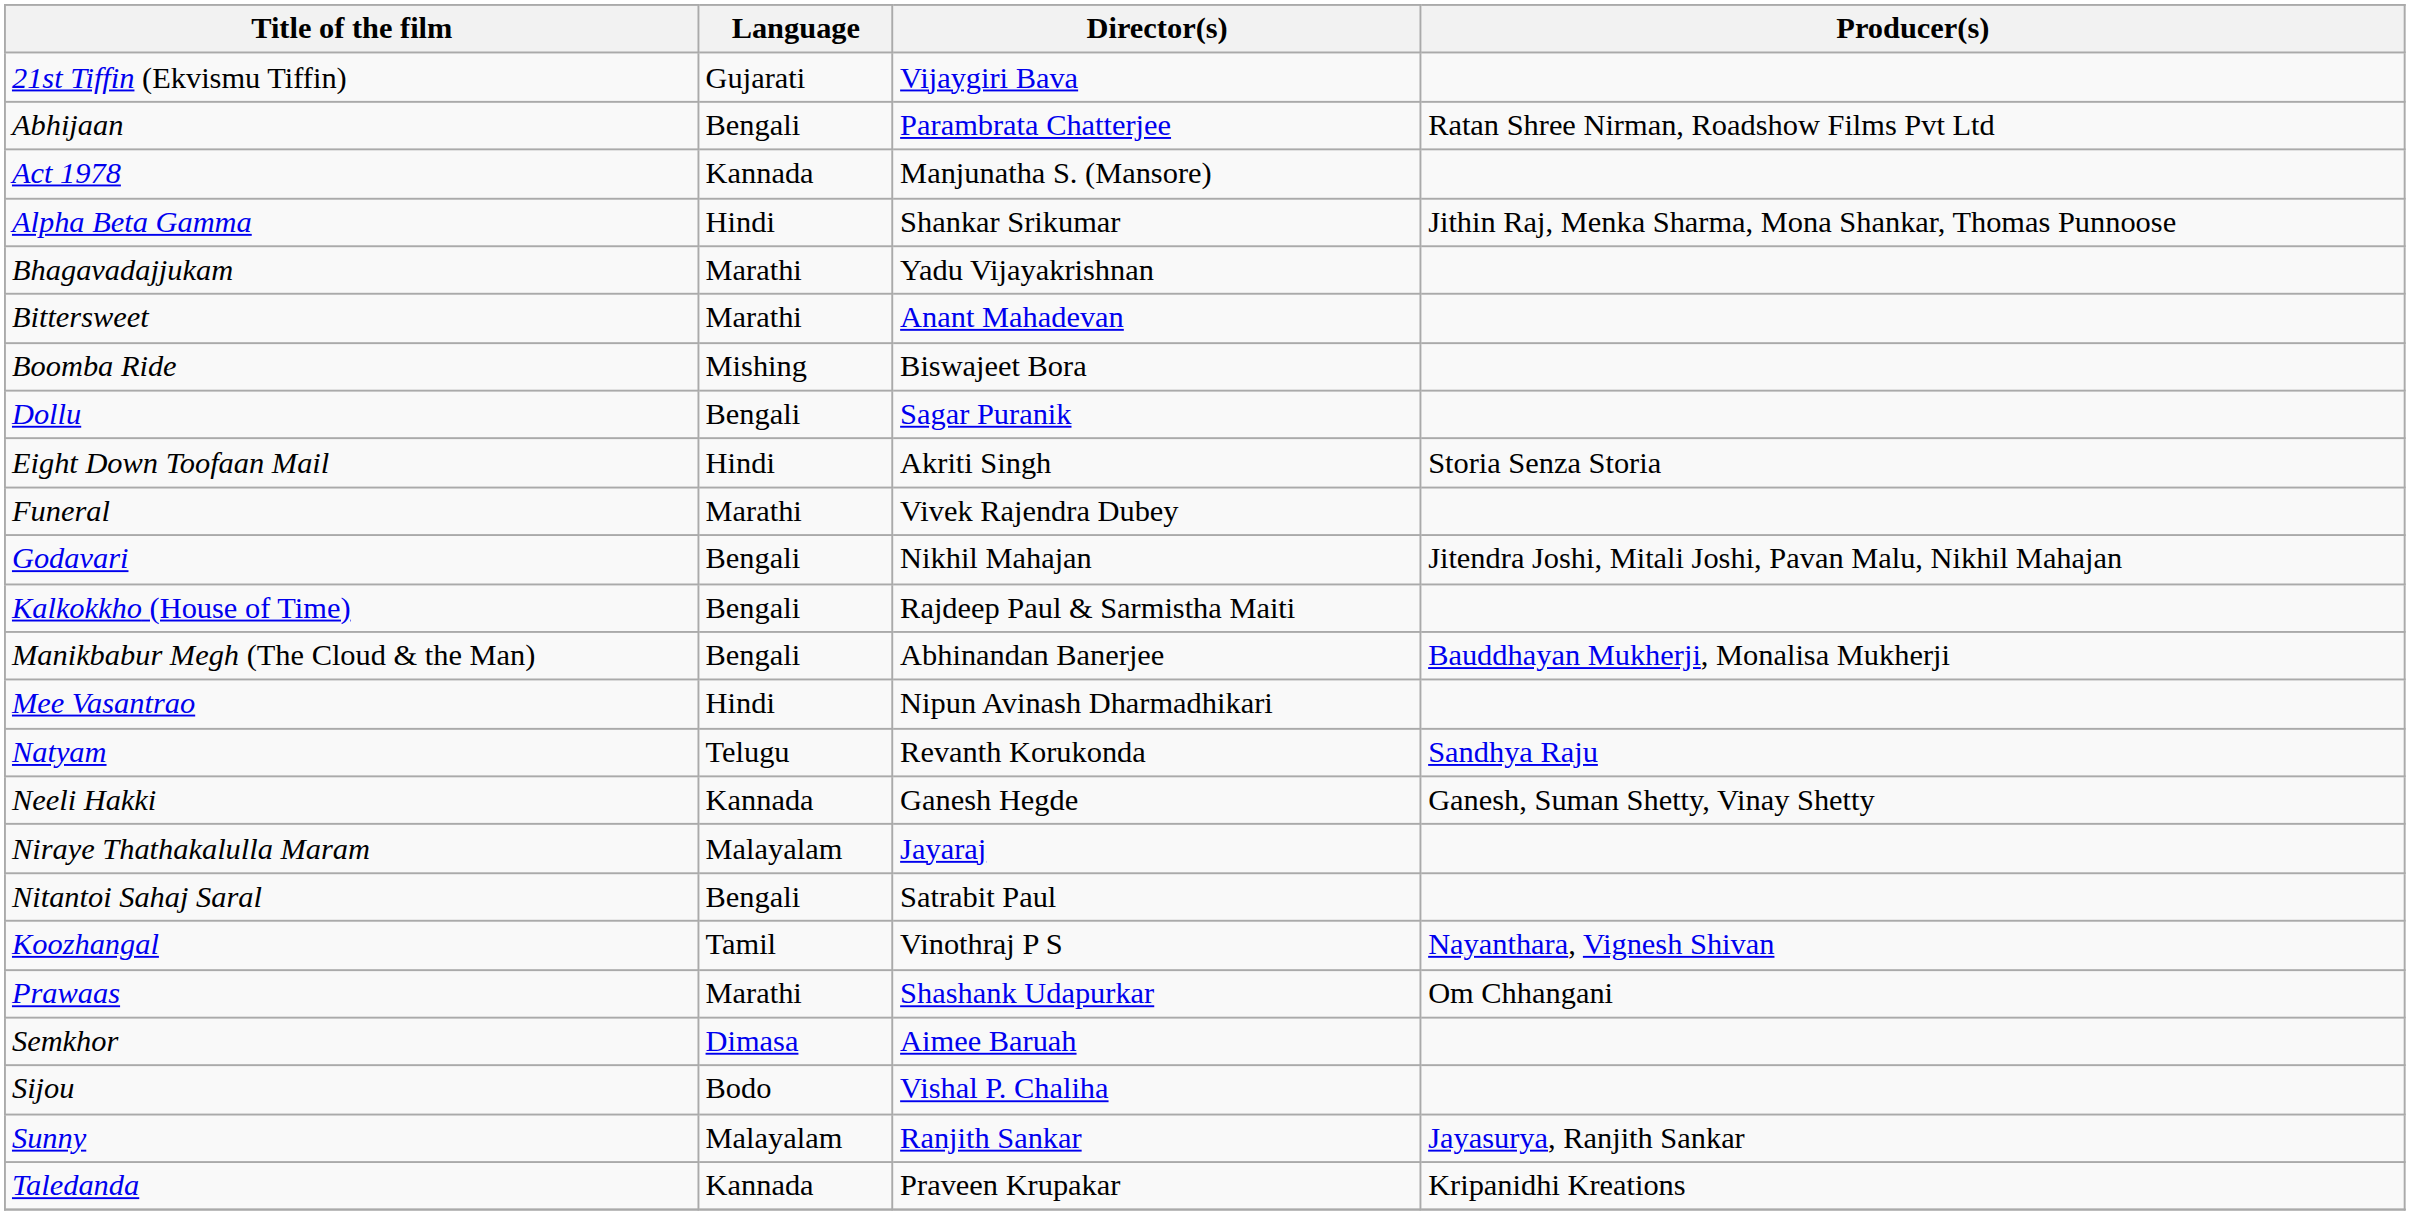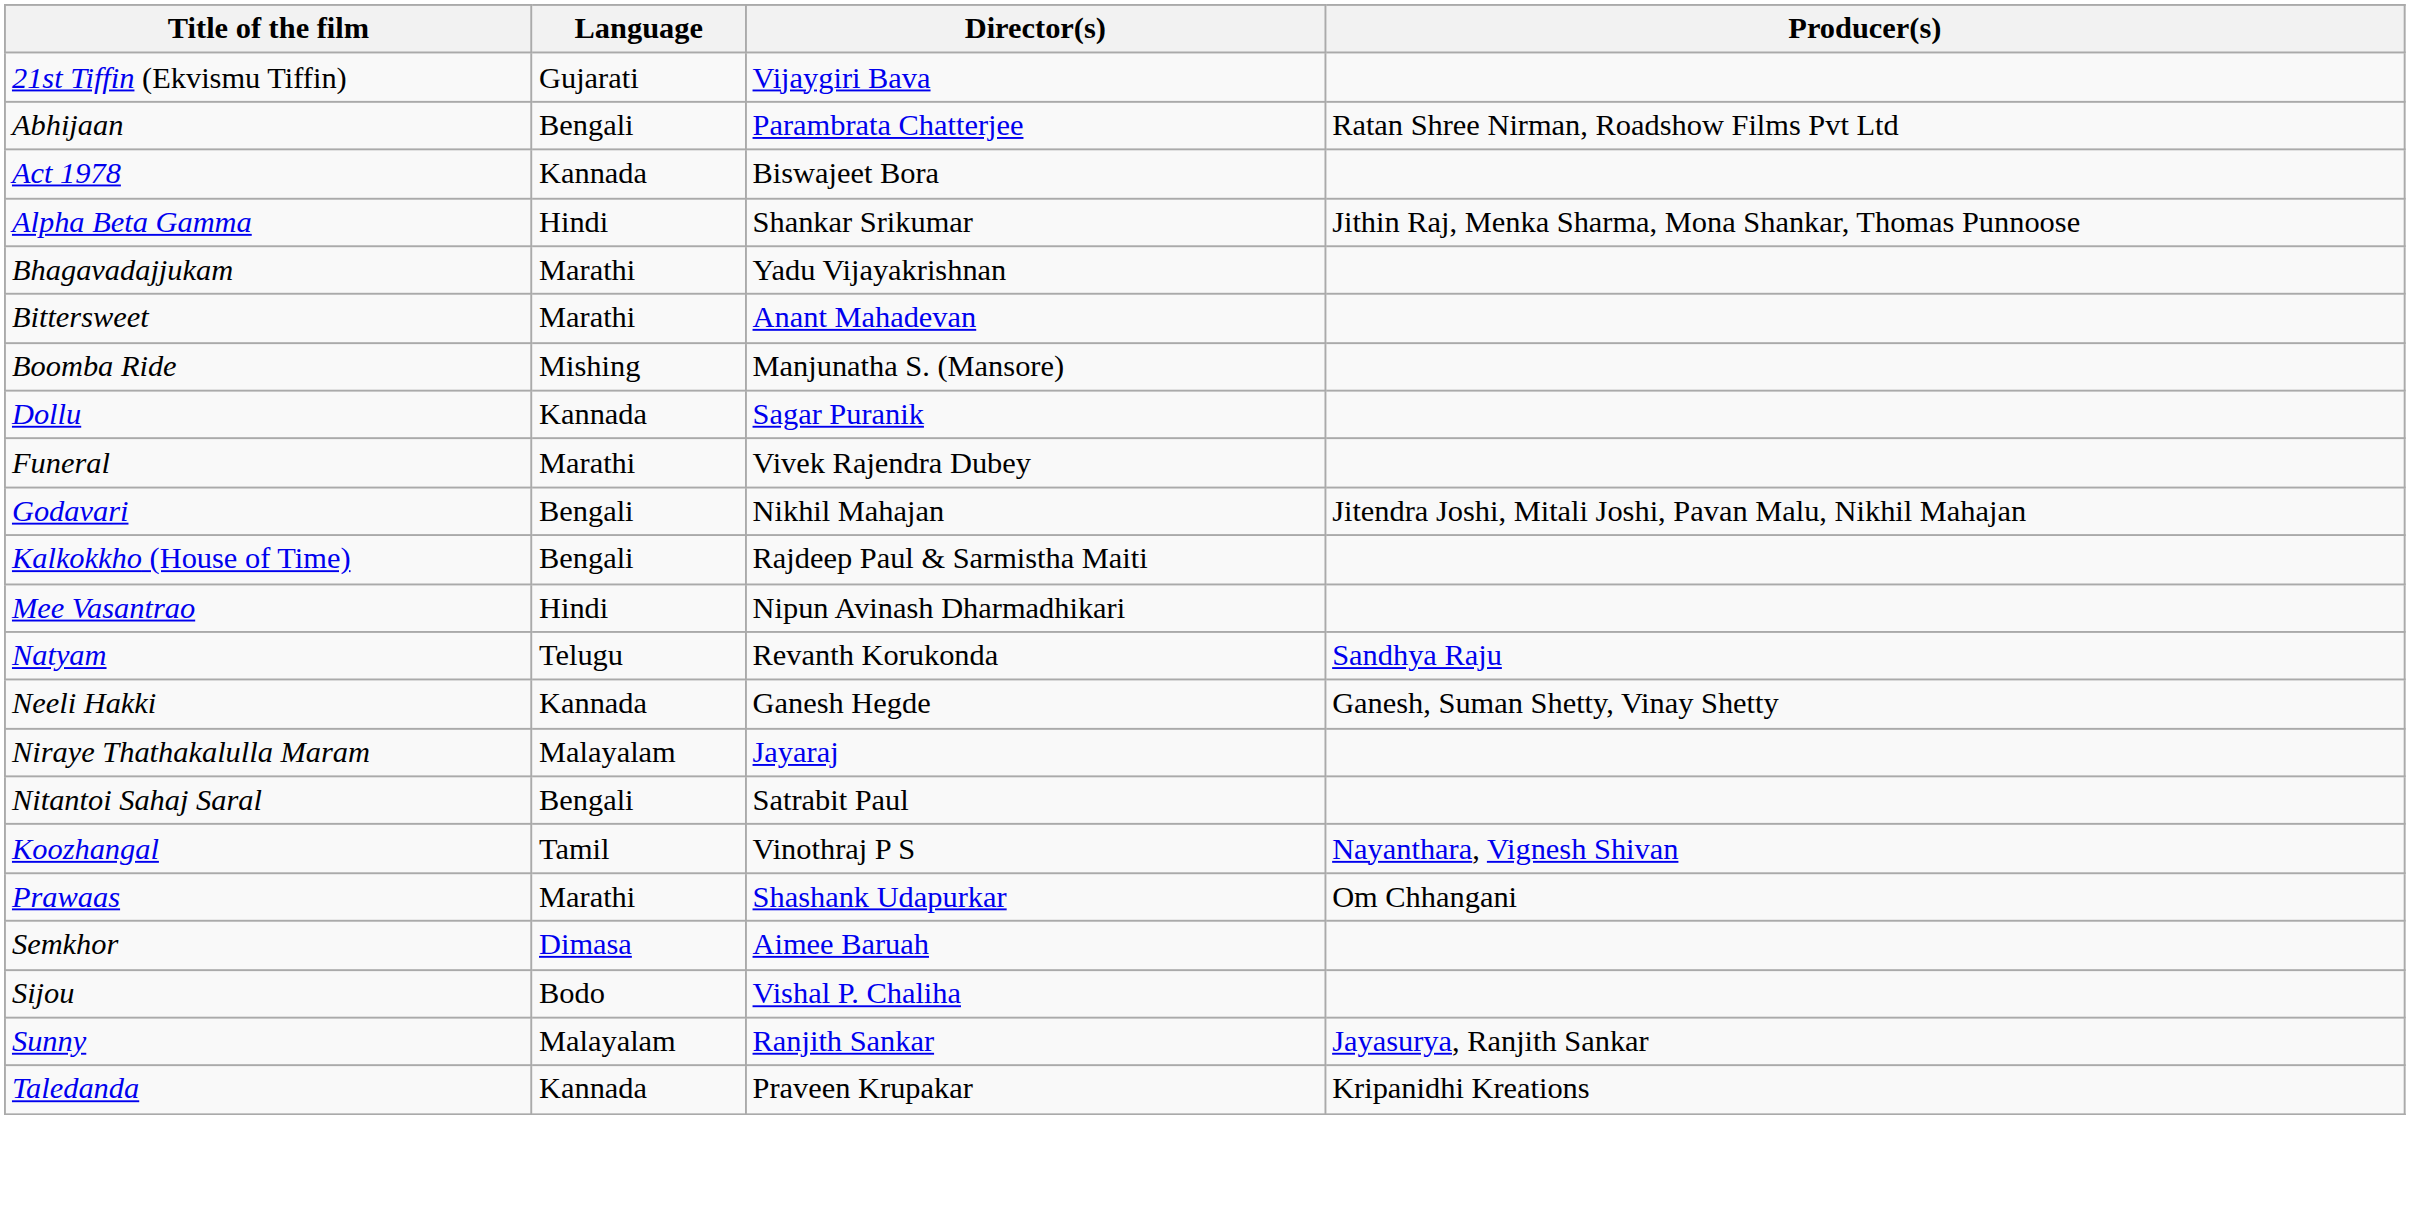(1056, 173) Manjunatha S. (Mansore) -> (846, 173) Biswajeet Bora
(993, 366) Biswajeet Bora -> (908, 366) Manjunatha S. (Mansore)
(753, 414) Bengali -> (593, 414) Kannada
- row: (171, 462)
- row: (274, 655)
